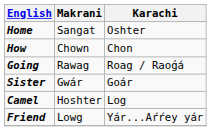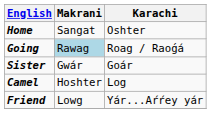- row: (17, 48)
(73, 65) no background -> (73, 48) lightblue background
